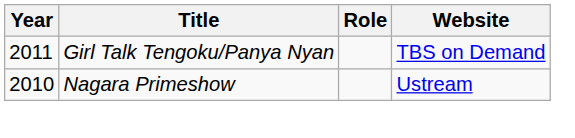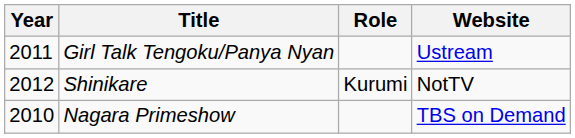(471, 52) TBS on Demand -> (455, 52) Ustream
+ row: (105, 84)
(435, 84) Ustream -> (491, 116) TBS on Demand
